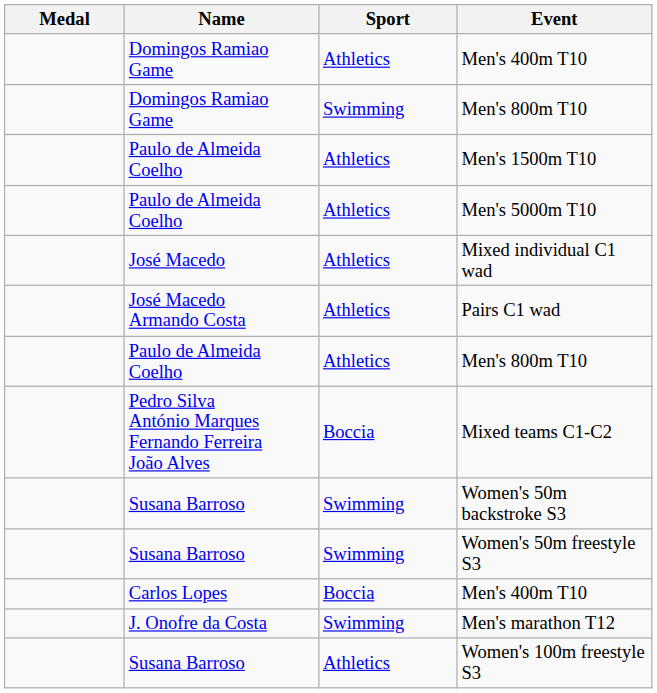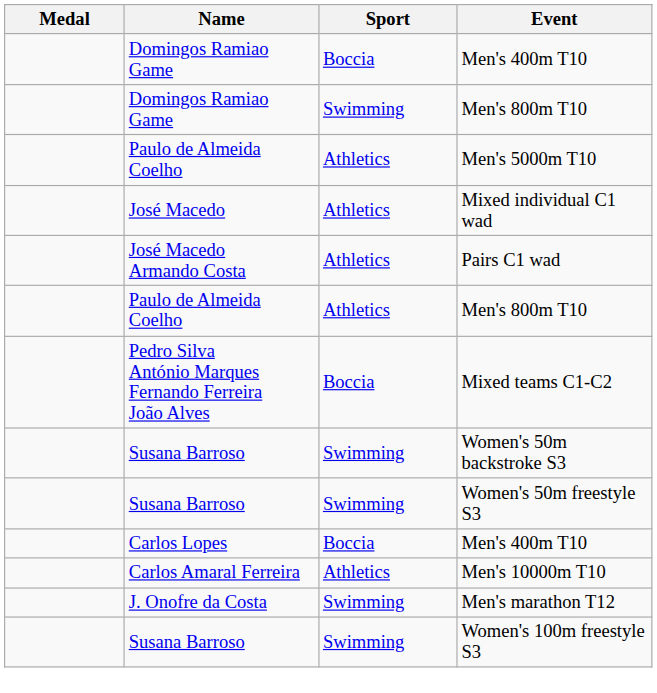(356, 59) Athletics -> (349, 59) Boccia
- row: (195, 159)
+ row: (214, 572)
(356, 662) Athletics -> (364, 641) Swimming
